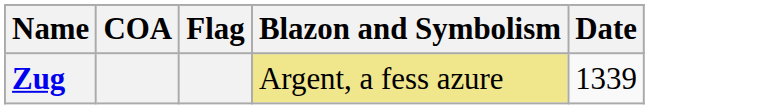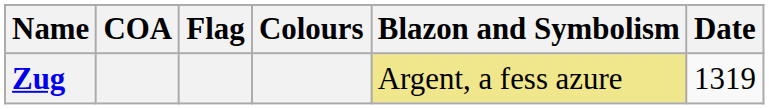+ column: (311, 28)
(606, 77) 1339 -> (725, 77) 1319
